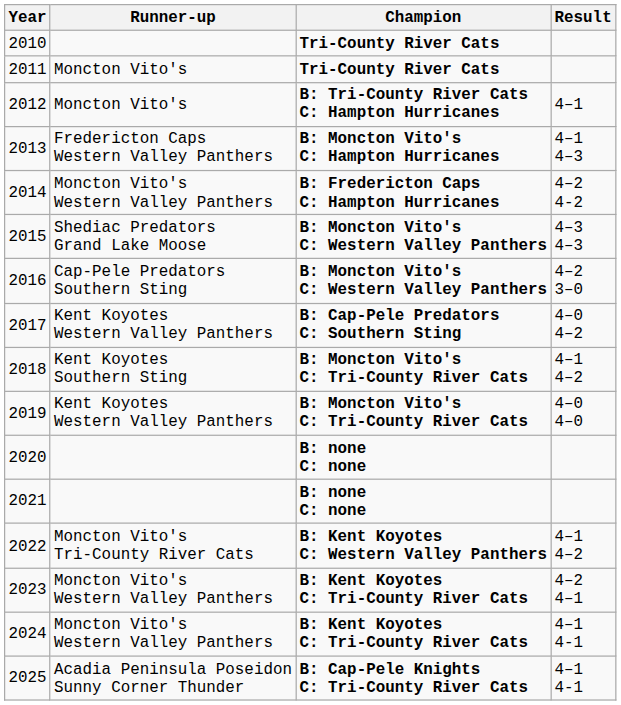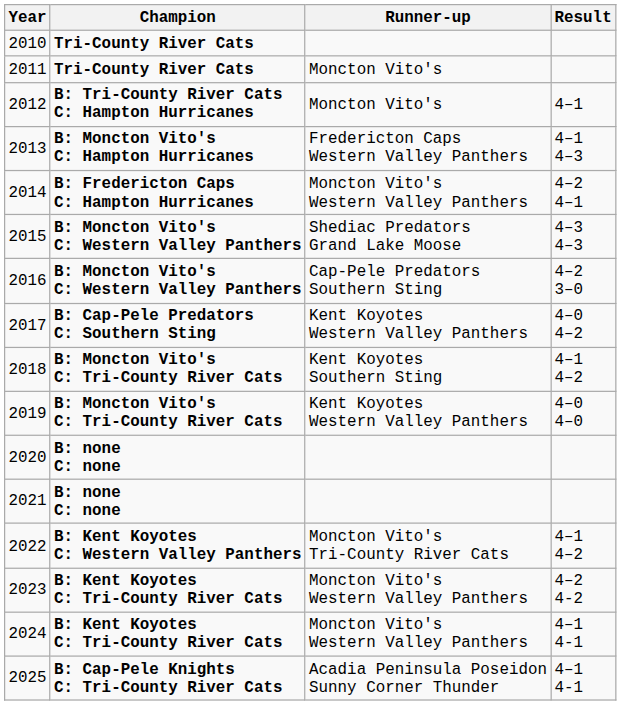columns swapped: (423, 18) <-> (173, 18)
(569, 193) 4–2 4-2 -> (569, 193) 4–2 4–1
(569, 590) 4–2 4–1 -> (569, 590) 4–2 4-2
